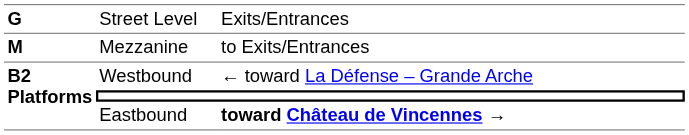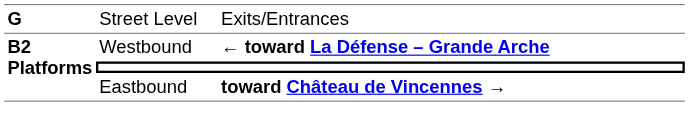- row: (144, 47)
(377, 76) normal -> (385, 47) bold
